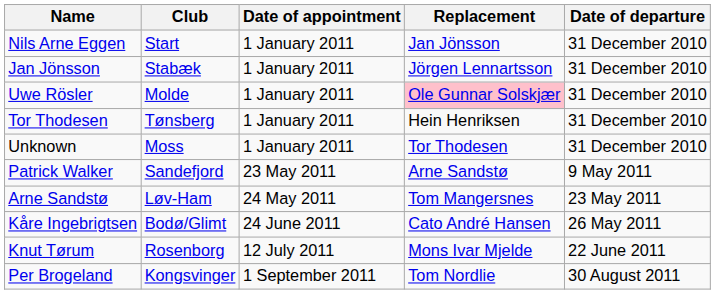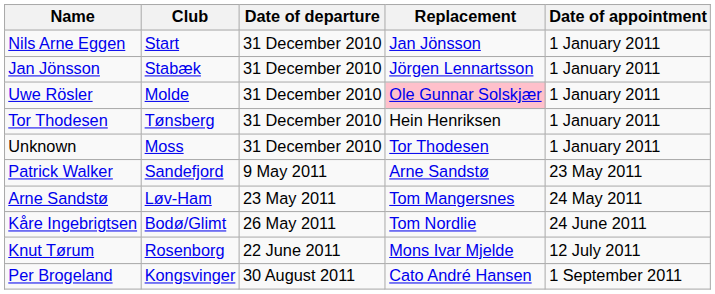columns swapped: (637, 17) <-> (322, 17)
(479, 224) Cato André Hansen -> (433, 224) Tom Nordlie
(452, 276) Tom Nordlie -> (460, 276) Cato André Hansen
